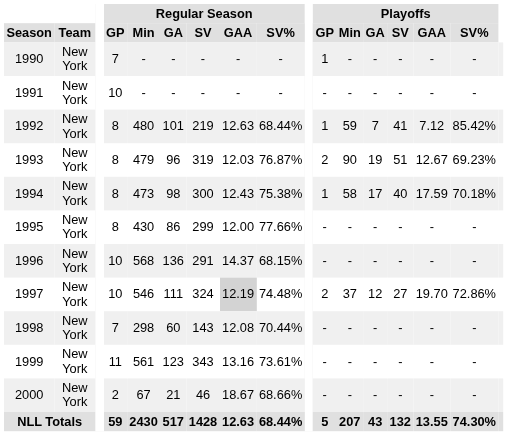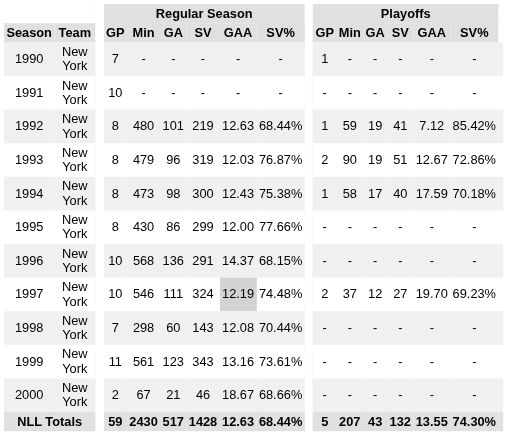(375, 126) 7 -> (375, 126) 19
(474, 160) 69.23% -> (474, 160) 72.86%
(474, 294) 72.86% -> (474, 294) 69.23%
